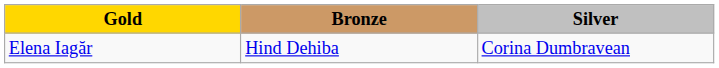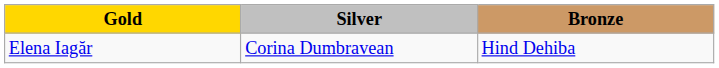columns swapped: (596, 18) <-> (359, 18)
